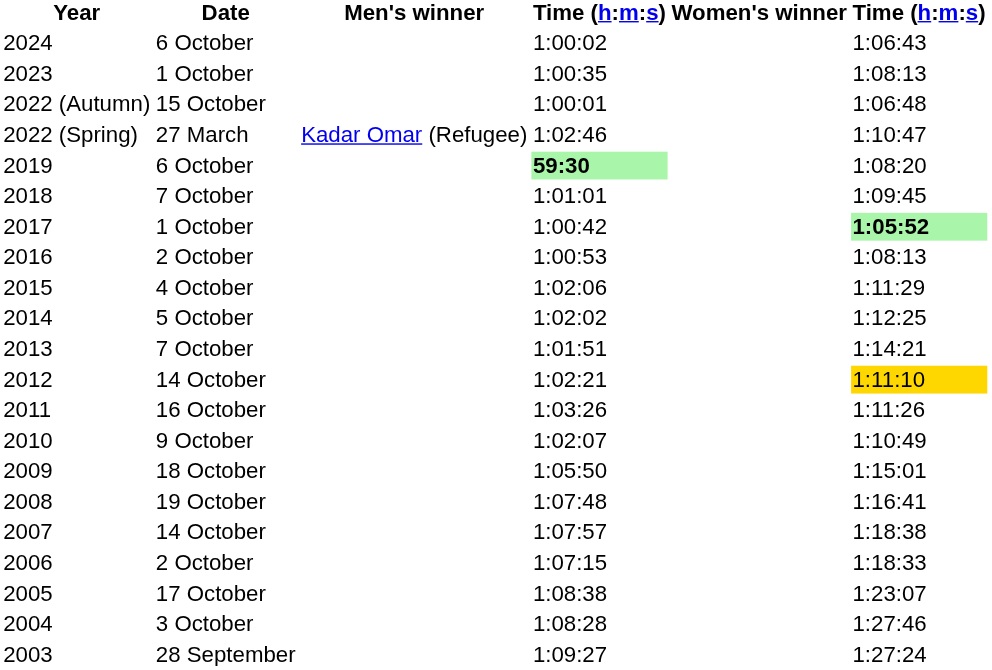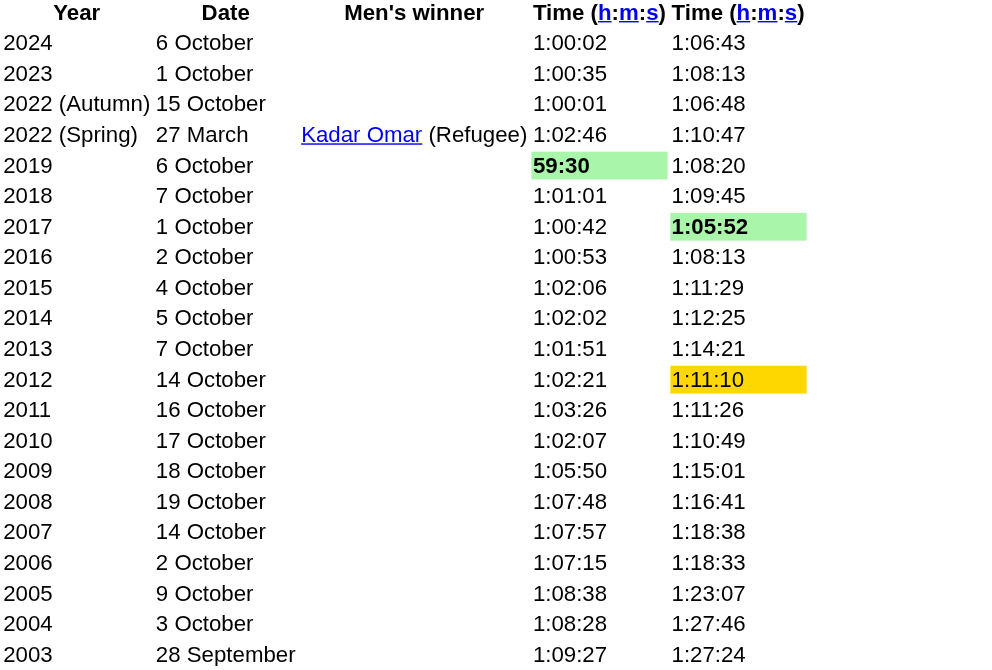- column: (759, 12)
(205, 440) 9 October -> (211, 440) 17 October
(211, 593) 17 October -> (205, 593) 9 October
